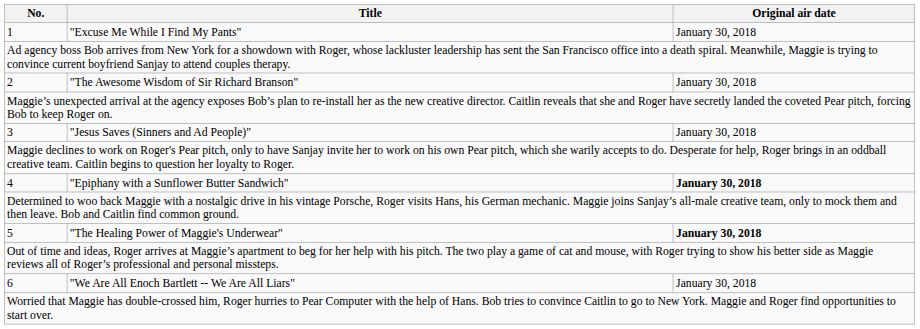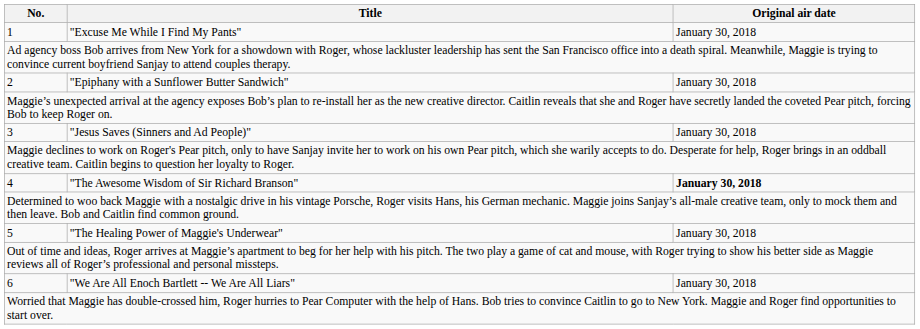(184, 82) "The Awesome Wisdom of Sir Richard Branson" -> (179, 82) "Epiphany with a Sunflower Butter Sandwich"
(179, 182) "Epiphany with a Sunflower Butter Sandwich" -> (184, 182) "The Awesome Wisdom of Sir Richard Branson"
(719, 233) bold -> (716, 233) normal
